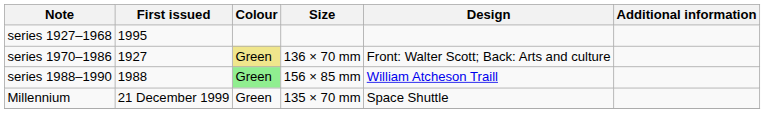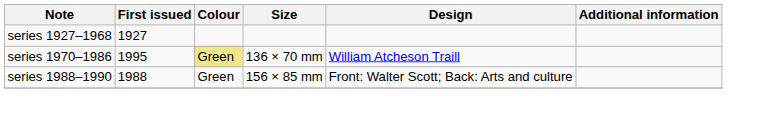(132, 35) 1995 -> (132, 35) 1927
(132, 56) 1927 -> (132, 56) 1995
(489, 56) Front: Walter Scott; Back: Arts and culture -> (394, 56) William Atcheson Traill
(254, 77) lightgreen background -> (216, 77) no background
(432, 77) William Atcheson Traill -> (451, 77) Front: Walter Scott; Back: Arts and culture
- row: (39, 98)
